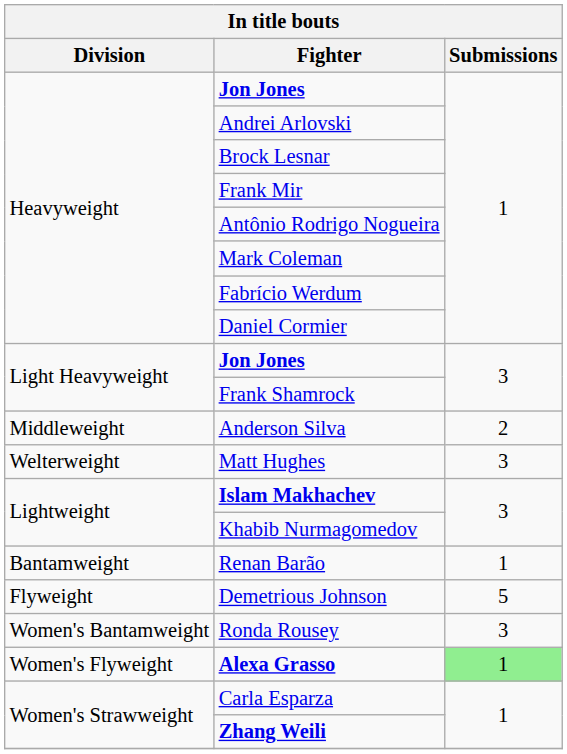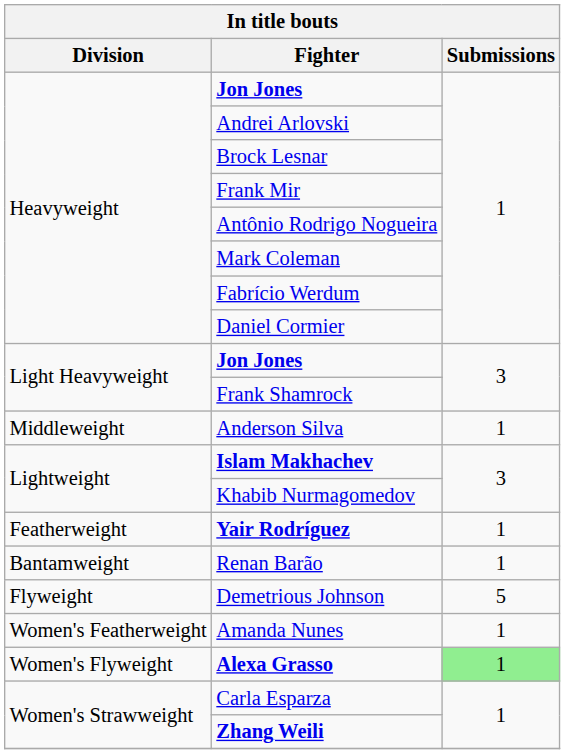(503, 427) 2 -> (501, 427) 1
- row: (64, 461)
+ row: (68, 529)
+ row: (108, 630)
- row: (109, 630)
